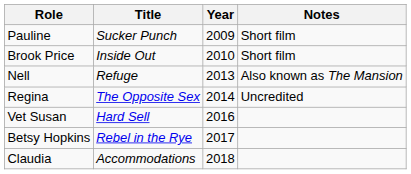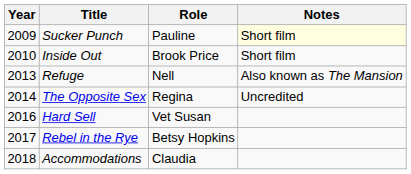columns swapped: (220, 14) <-> (49, 14)
(268, 35) no background -> (268, 35) lightyellow background
